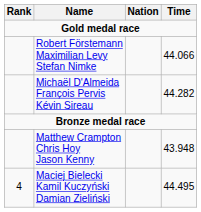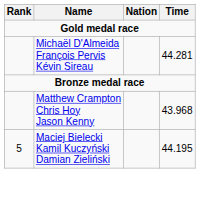- row: (79, 55)
(179, 94) 44.282 -> (177, 55) 44.281
(179, 149) 43.948 -> (177, 110) 43.968
(19, 187) 4 -> (19, 149) 5
(179, 187) 44.495 -> (177, 149) 44.195
